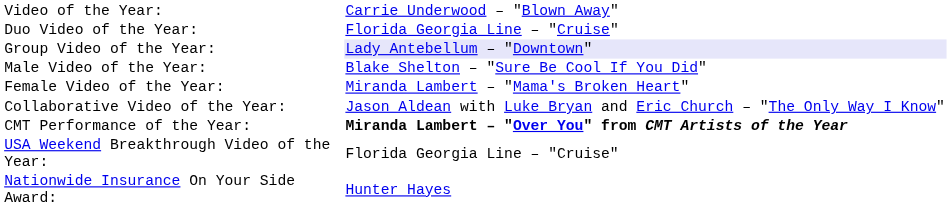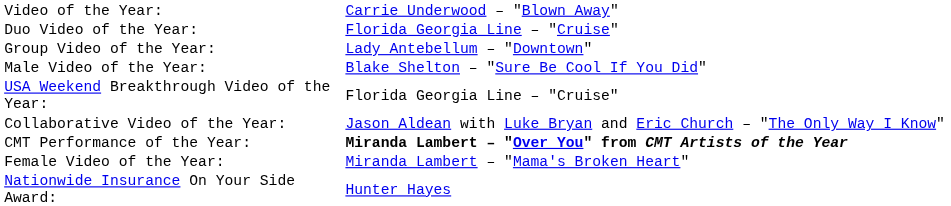(469, 49) lavender background -> (469, 49) no background
rows swapped: (114, 87) <-> (167, 154)
